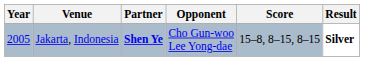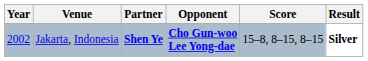(19, 40) 2005 -> (19, 40) 2002
(201, 40) normal -> (203, 40) bold
